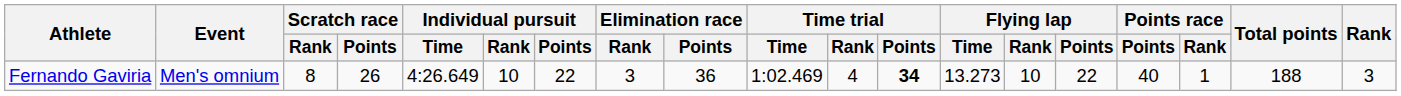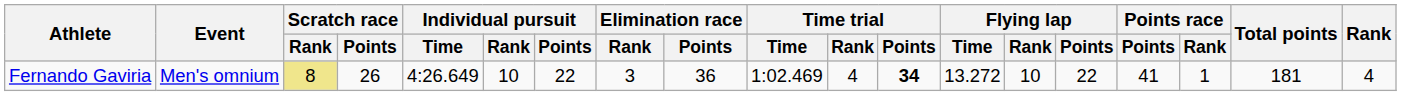(310, 76) no background -> (310, 76) khaki background
(972, 76) 13.273 -> (972, 76) 13.272
(1148, 76) 40 -> (1148, 76) 41
(1286, 76) 188 -> (1286, 76) 181
(1369, 76) 3 -> (1369, 76) 4
